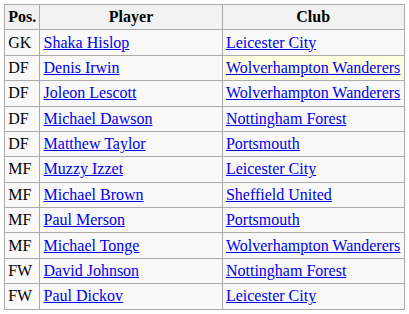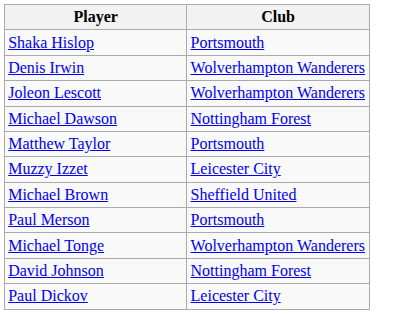- column: (22, 17)
(271, 42) Leicester City -> (227, 42) Portsmouth
(313, 67) lightyellow background -> (278, 67) no background
